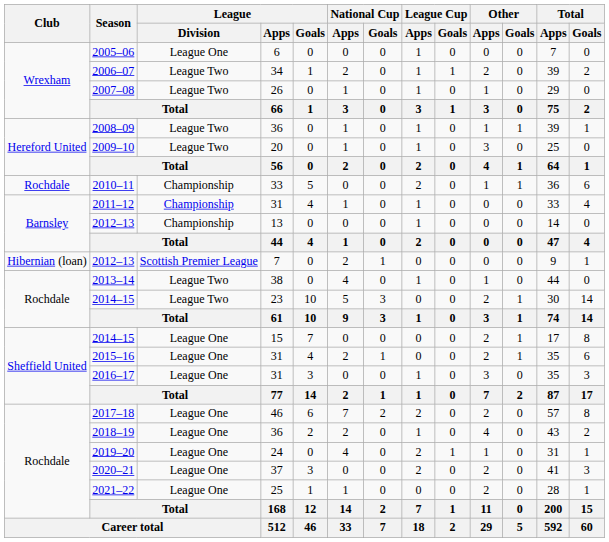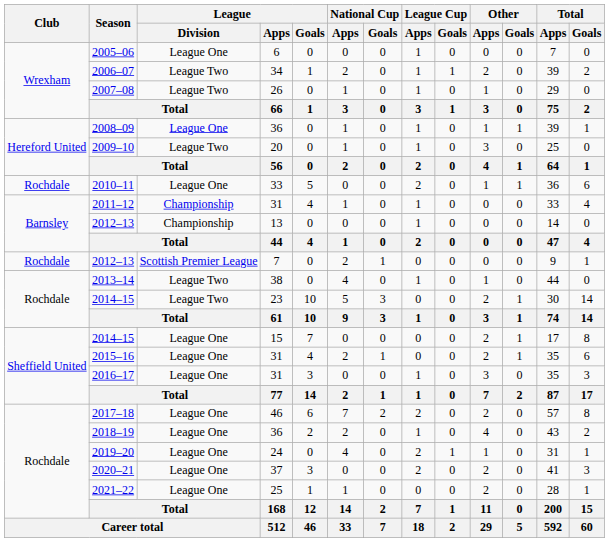(199, 128) League Two -> (199, 128) League One
(199, 185) Championship -> (199, 185) League One
(47, 261) Hibernian (loan) -> (47, 261) Rochdale
